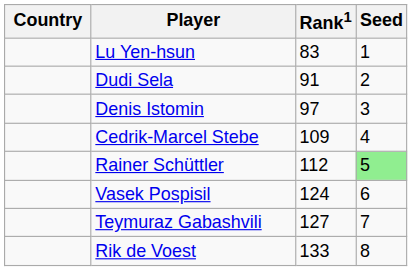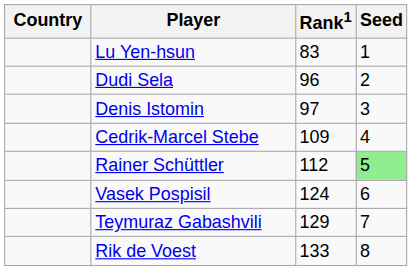(310, 80) 91 -> (310, 80) 96
(315, 222) 127 -> (315, 222) 129
